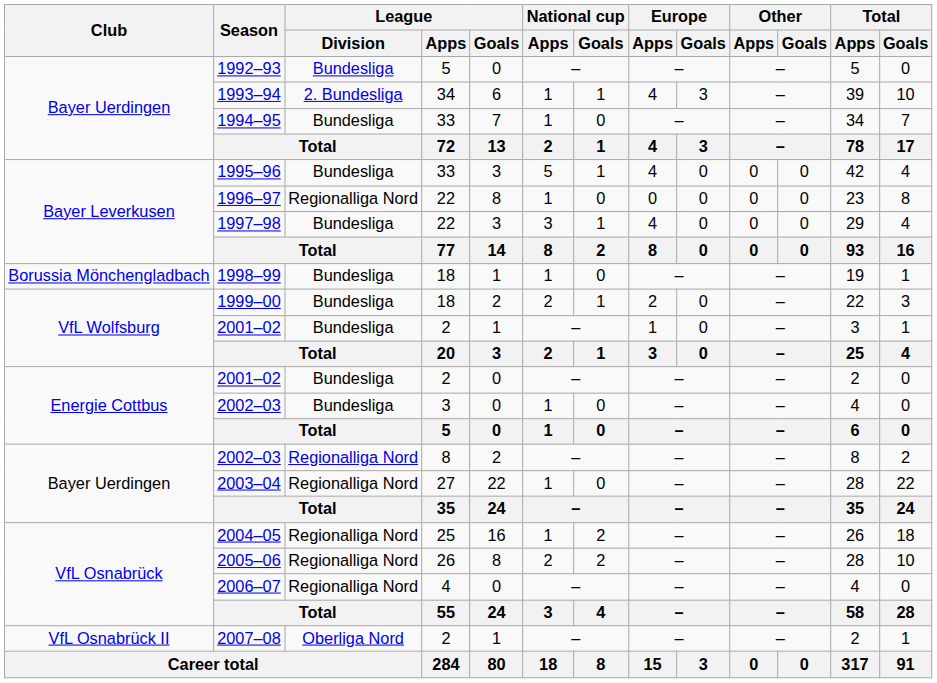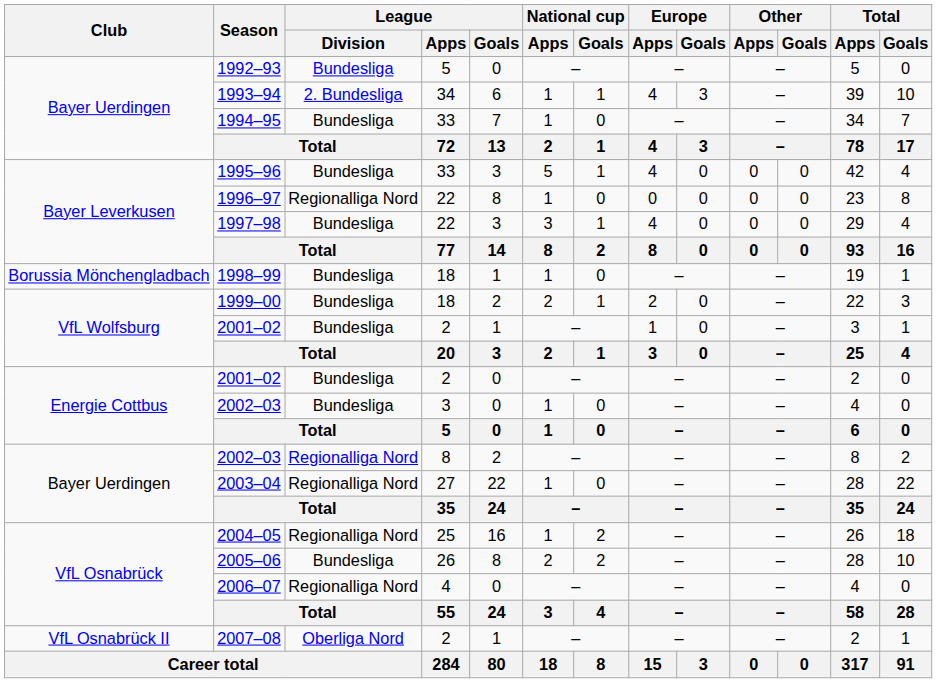(353, 560) Regionalliga Nord -> (353, 560) Bundesliga
